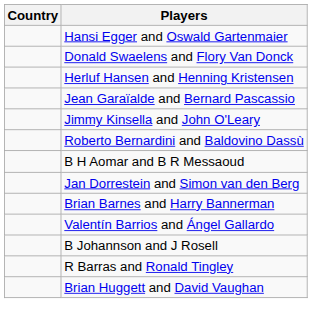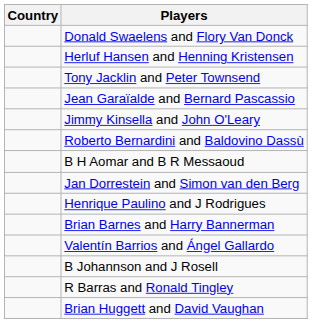- row: (176, 36)
+ row: (162, 78)
+ row: (165, 203)
